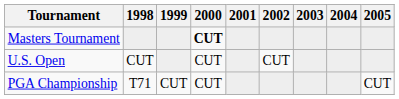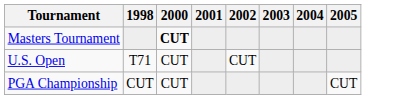- column: (174, 15)
(140, 61) CUT -> (140, 61) T71
(140, 83) T71 -> (140, 83) CUT
